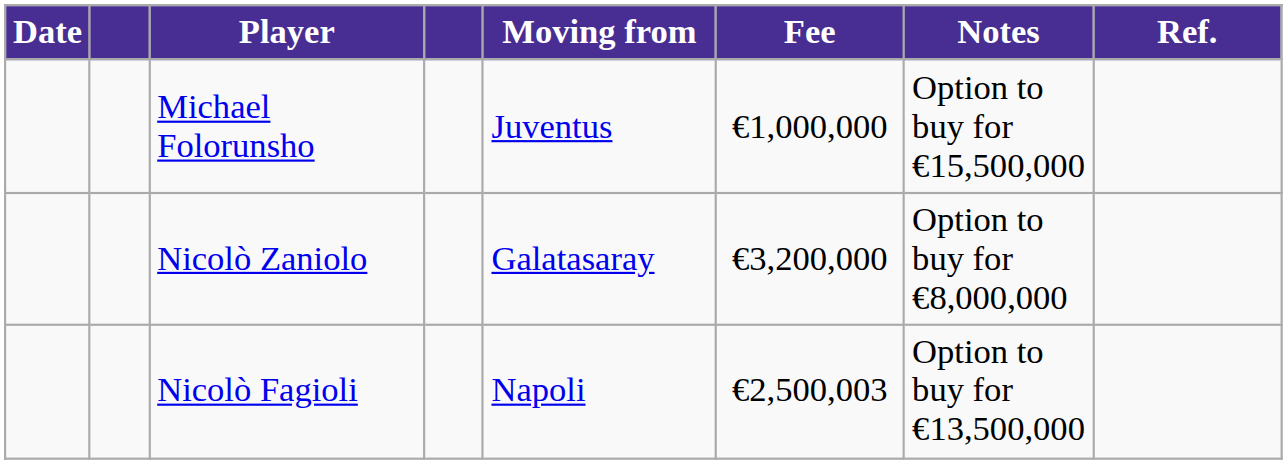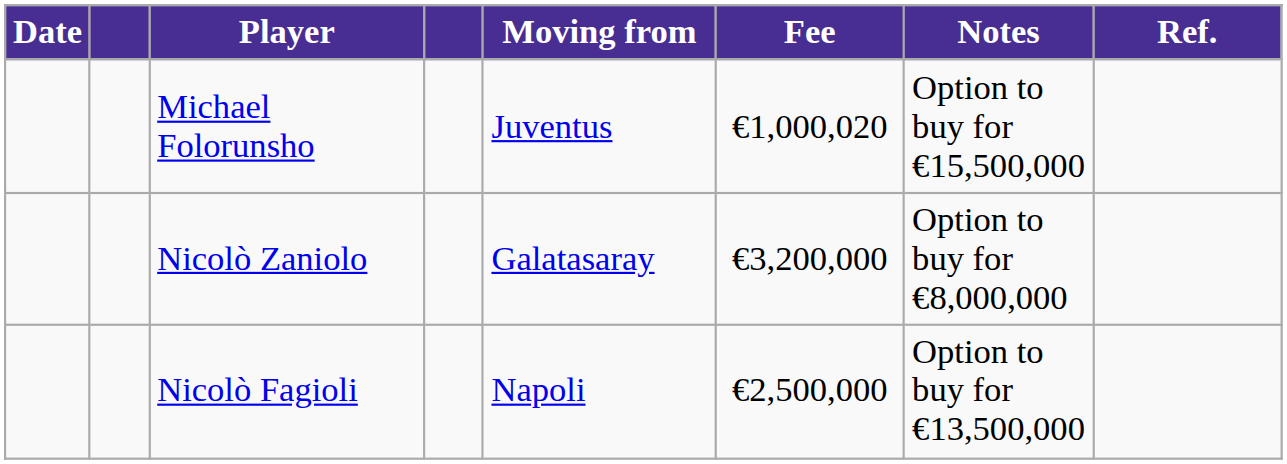(810, 125) €1,000,000 -> (810, 125) €1,000,020
(810, 390) €2,500,003 -> (810, 390) €2,500,000
